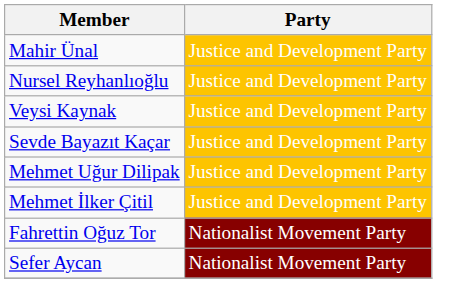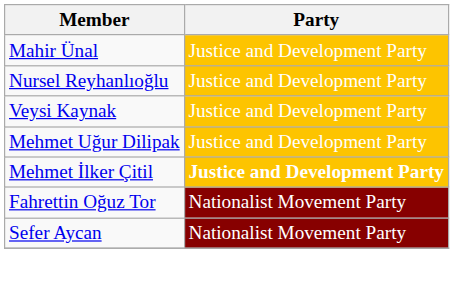- row: (90, 141)
(308, 202) normal -> (316, 171) bold
